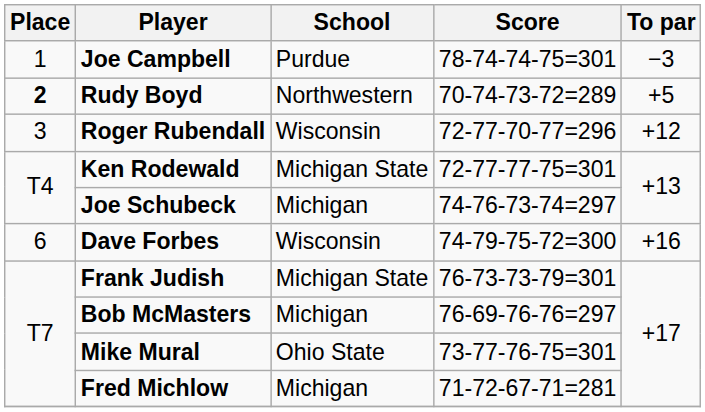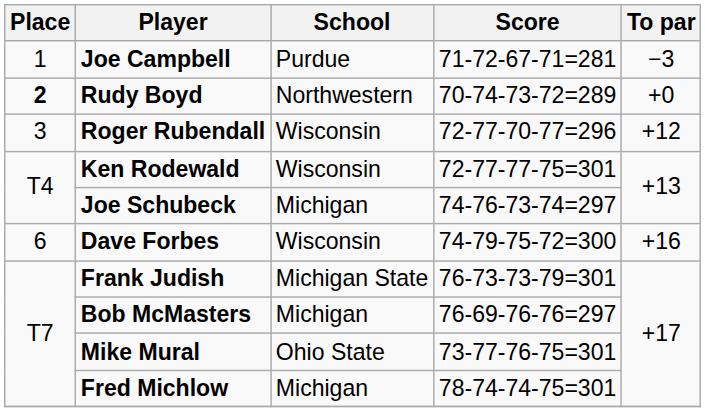(528, 59) 78-74-74-75=301 -> (528, 59) 71-72-67-71=281
(661, 95) +5 -> (661, 95) +0
(352, 168) Michigan State -> (328, 168) Wisconsin
(528, 388) 71-72-67-71=281 -> (528, 388) 78-74-74-75=301
